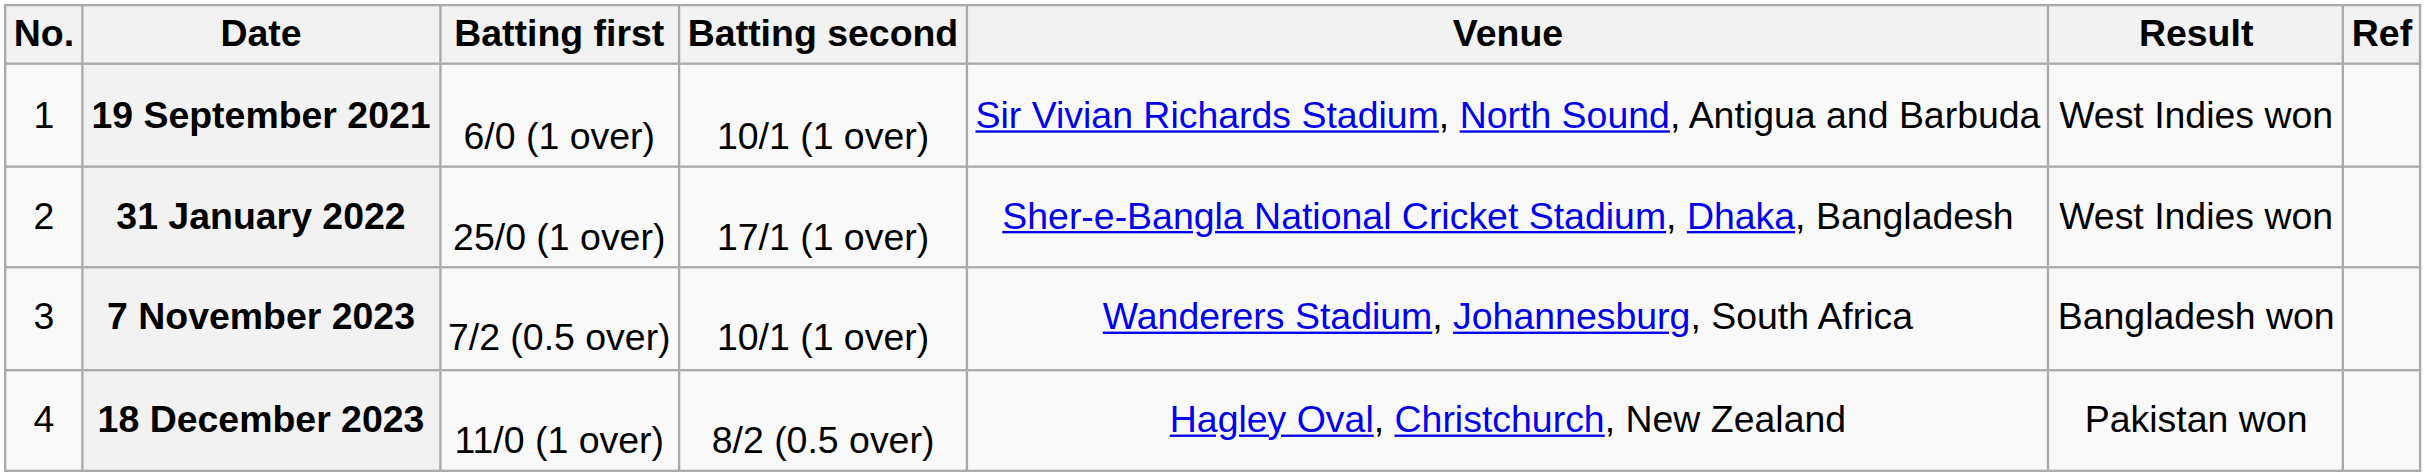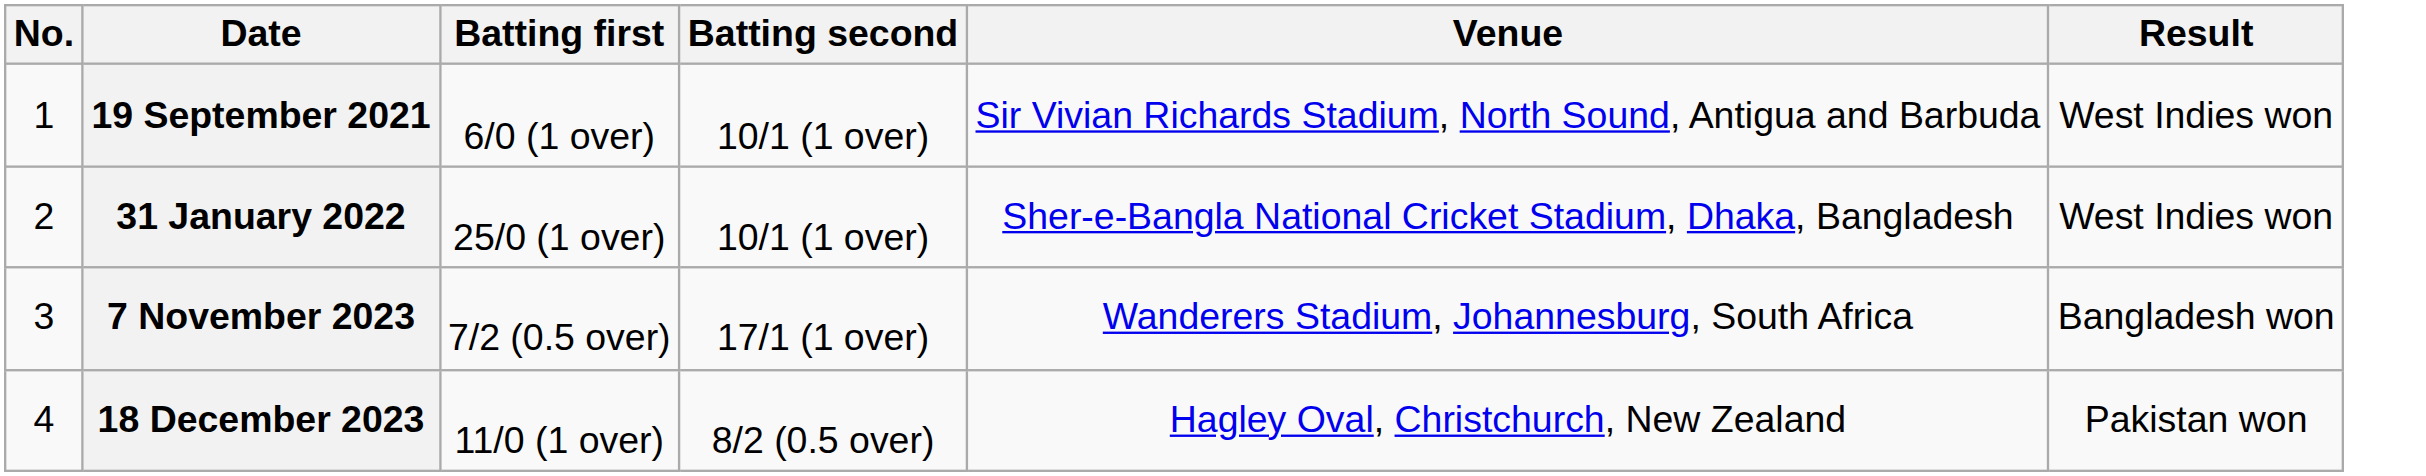- column: (2382, 34)
(823, 237) 17/1 (1 over) -> (823, 237) 10/1 (1 over)
(823, 338) 10/1 (1 over) -> (823, 338) 17/1 (1 over)
